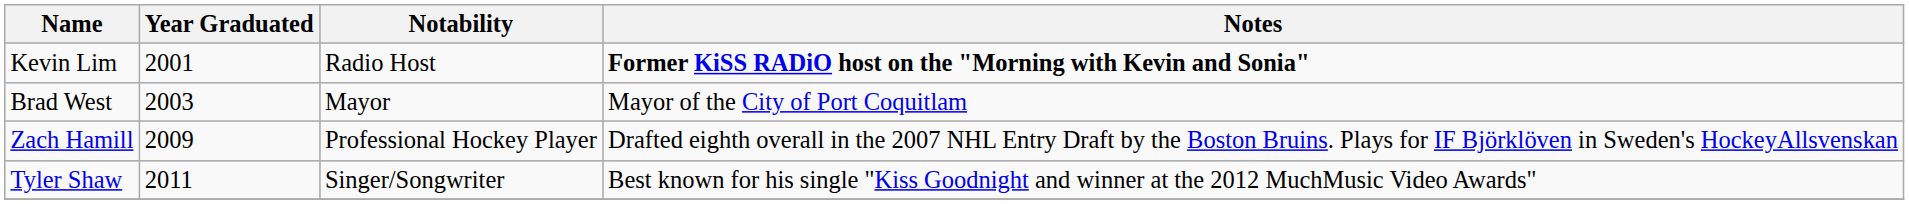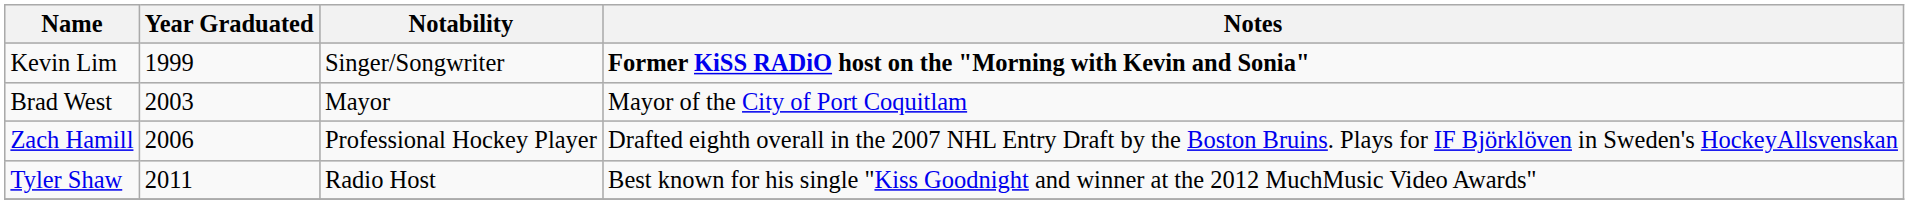(169, 62) 2001 -> (169, 62) 1999
(380, 62) Radio Host -> (415, 62) Singer/Songwriter
(169, 140) 2009 -> (169, 140) 2006
(415, 179) Singer/Songwriter -> (380, 179) Radio Host
